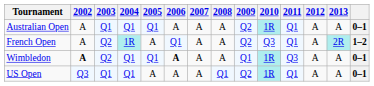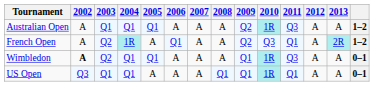(292, 27) Q1 -> (292, 27) Q3
(360, 27) 0–1 -> (360, 27) 1–2
(176, 57) bold -> (176, 57) normal
(246, 73) Q2 -> (246, 73) Q1
